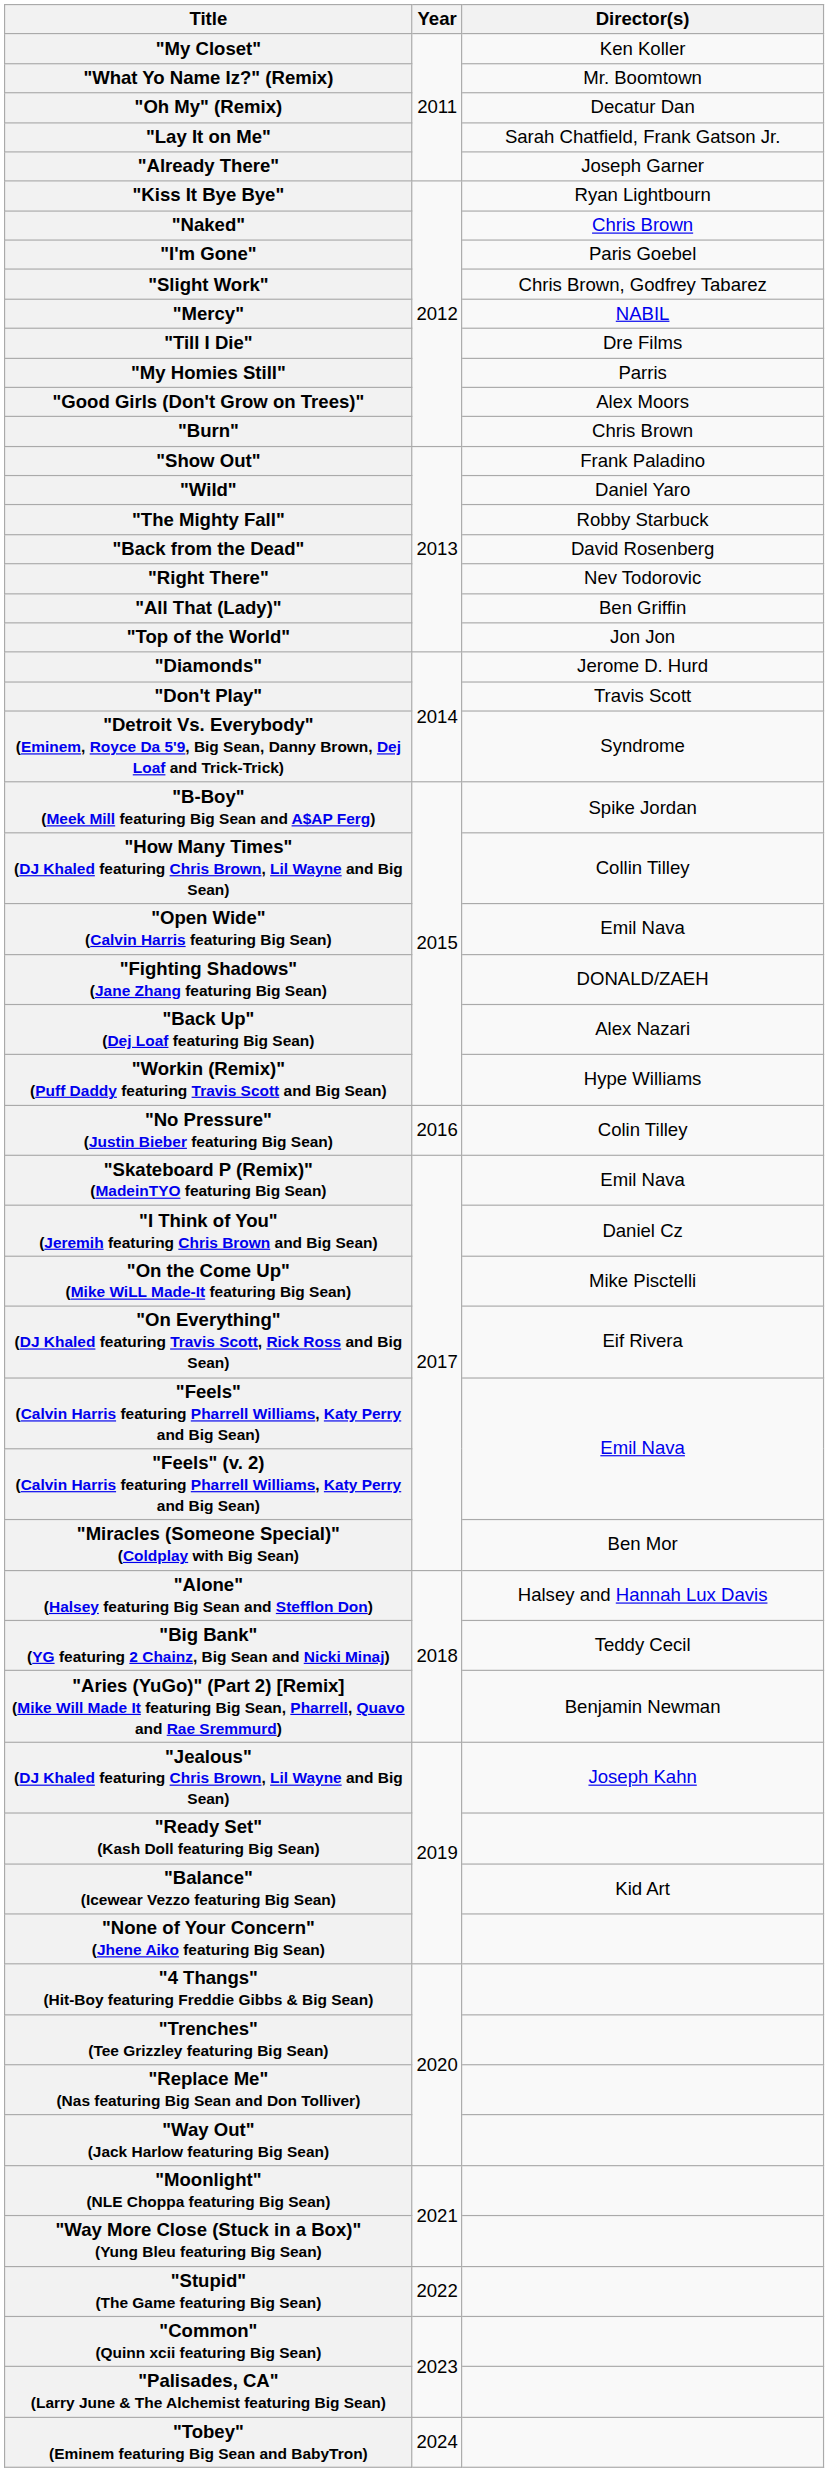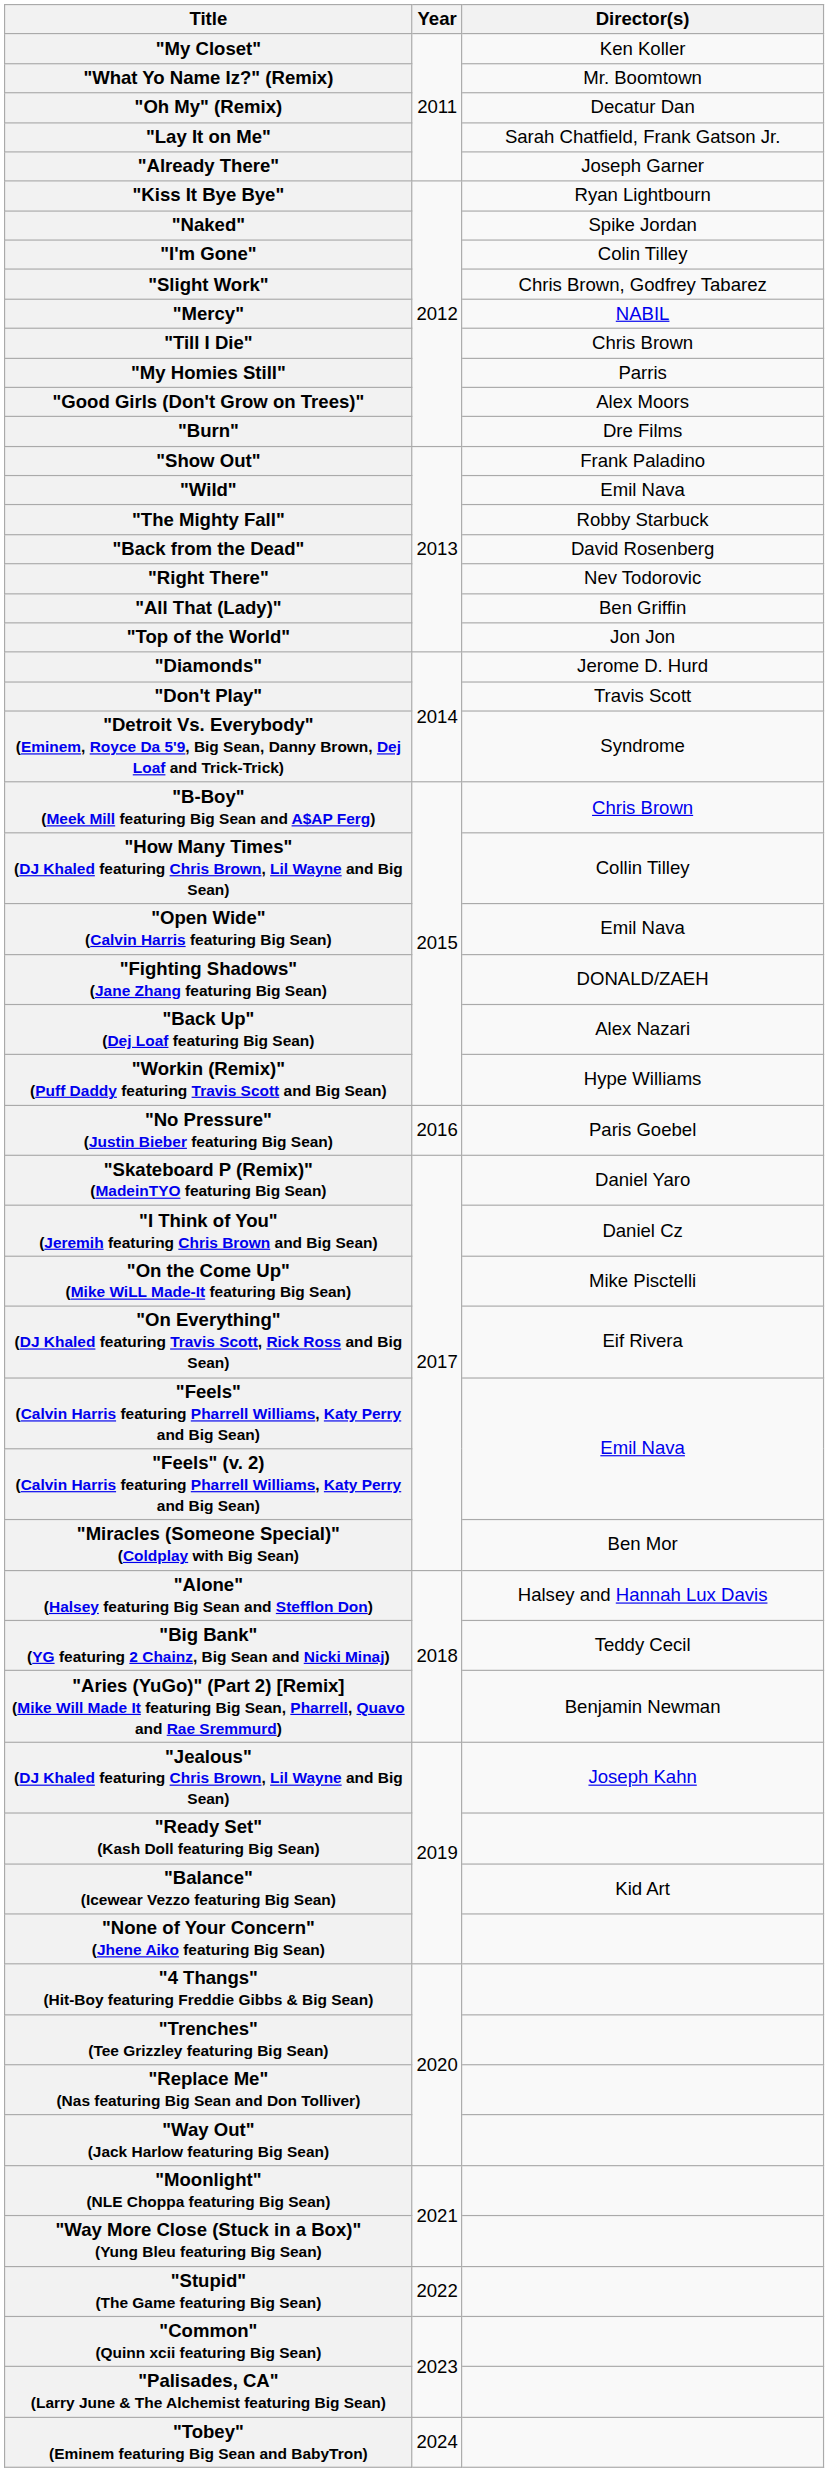(643, 225) Chris Brown -> (643, 225) Spike Jordan
(643, 254) Paris Goebel -> (643, 254) Colin Tilley
(643, 343) Dre Films -> (643, 343) Chris Brown
(643, 431) Chris Brown -> (643, 431) Dre Films
(643, 490) Daniel Yaro -> (643, 490) Emil Nava
(643, 807) Spike Jordan -> (643, 807) Chris Brown
(643, 1130) Colin Tilley -> (643, 1130) Paris Goebel
(643, 1180) Emil Nava -> (643, 1180) Daniel Yaro
